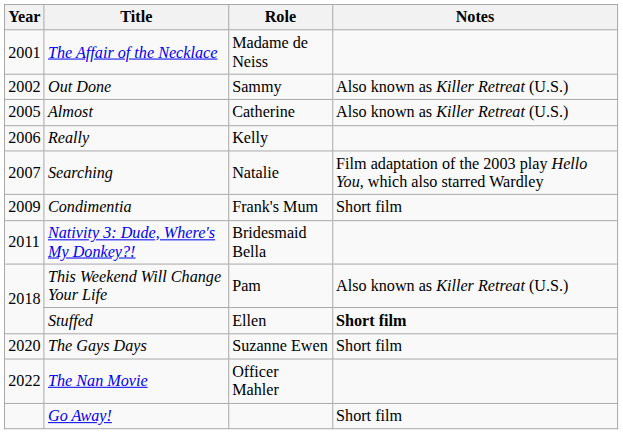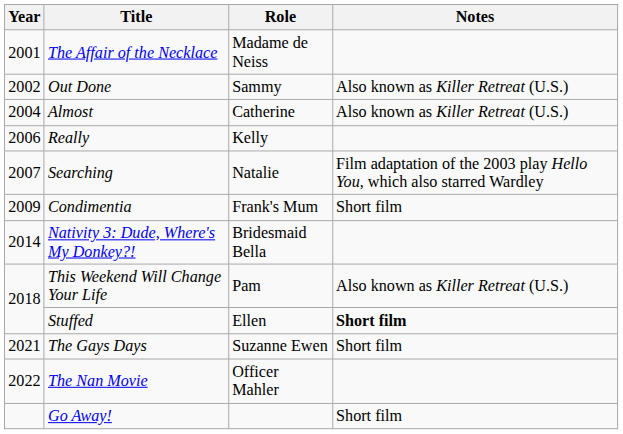(24, 112) 2005 -> (24, 112) 2004
(24, 242) 2011 -> (24, 242) 2014
(24, 346) 2020 -> (24, 346) 2021
